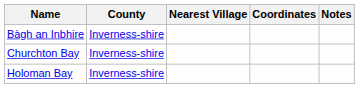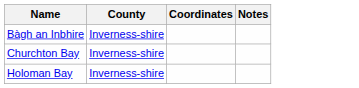- column: (208, 14)
